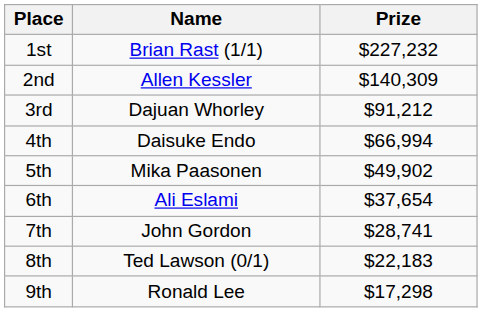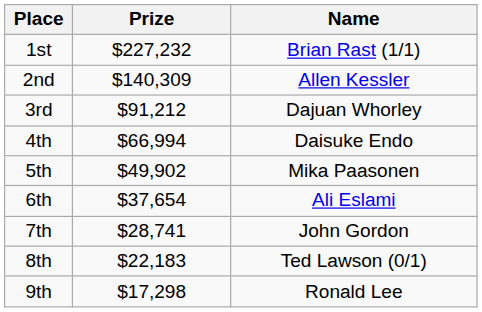columns swapped: (196, 19) <-> (398, 19)
